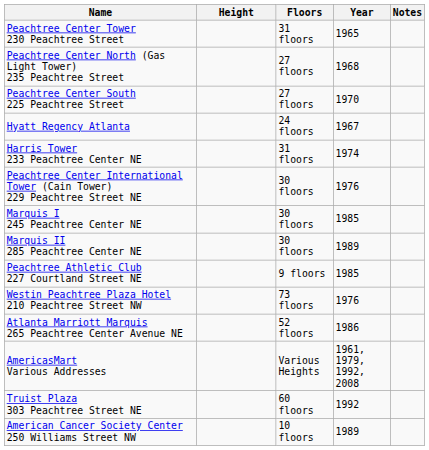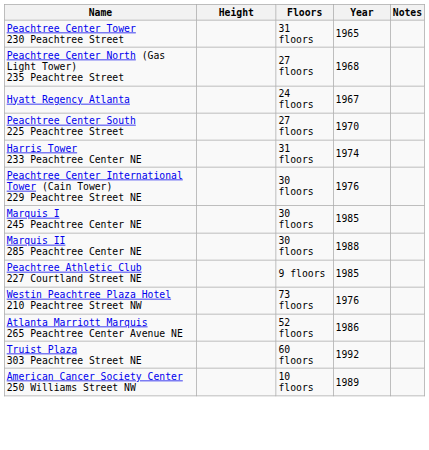rows swapped: (71, 99) <-> (68, 127)
(347, 246) 1989 -> (347, 246) 1988
- row: (57, 366)
